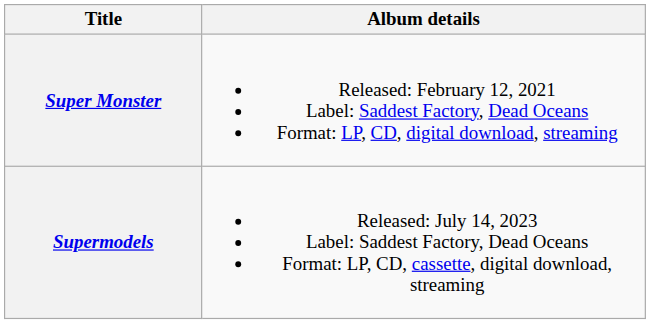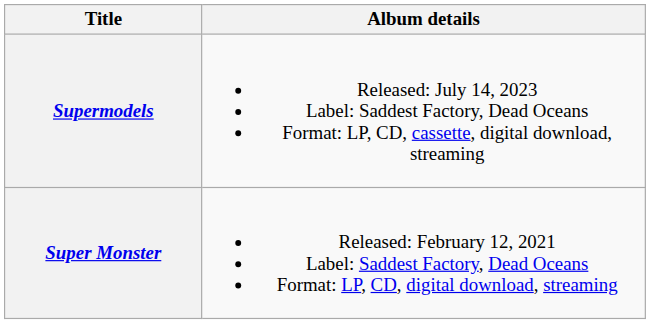rows swapped: (103, 100) <-> (103, 242)
